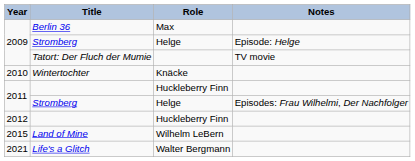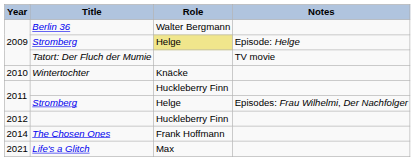(165, 27) Max -> (193, 27) Walter Bergmann
(168, 42) no background -> (168, 42) khaki background
+ row: (17, 133)
- row: (17, 133)
(193, 149) Walter Bergmann -> (165, 149) Max
